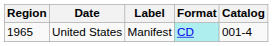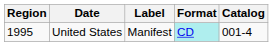(20, 32) 1965 -> (20, 32) 1995
